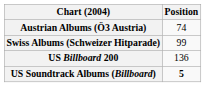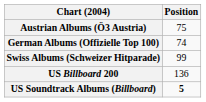(181, 27) 74 -> (181, 27) 75
+ row: (83, 43)
